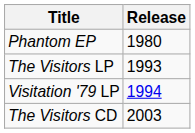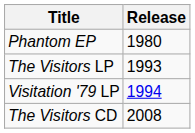(144, 116) 2003 -> (144, 116) 2008
